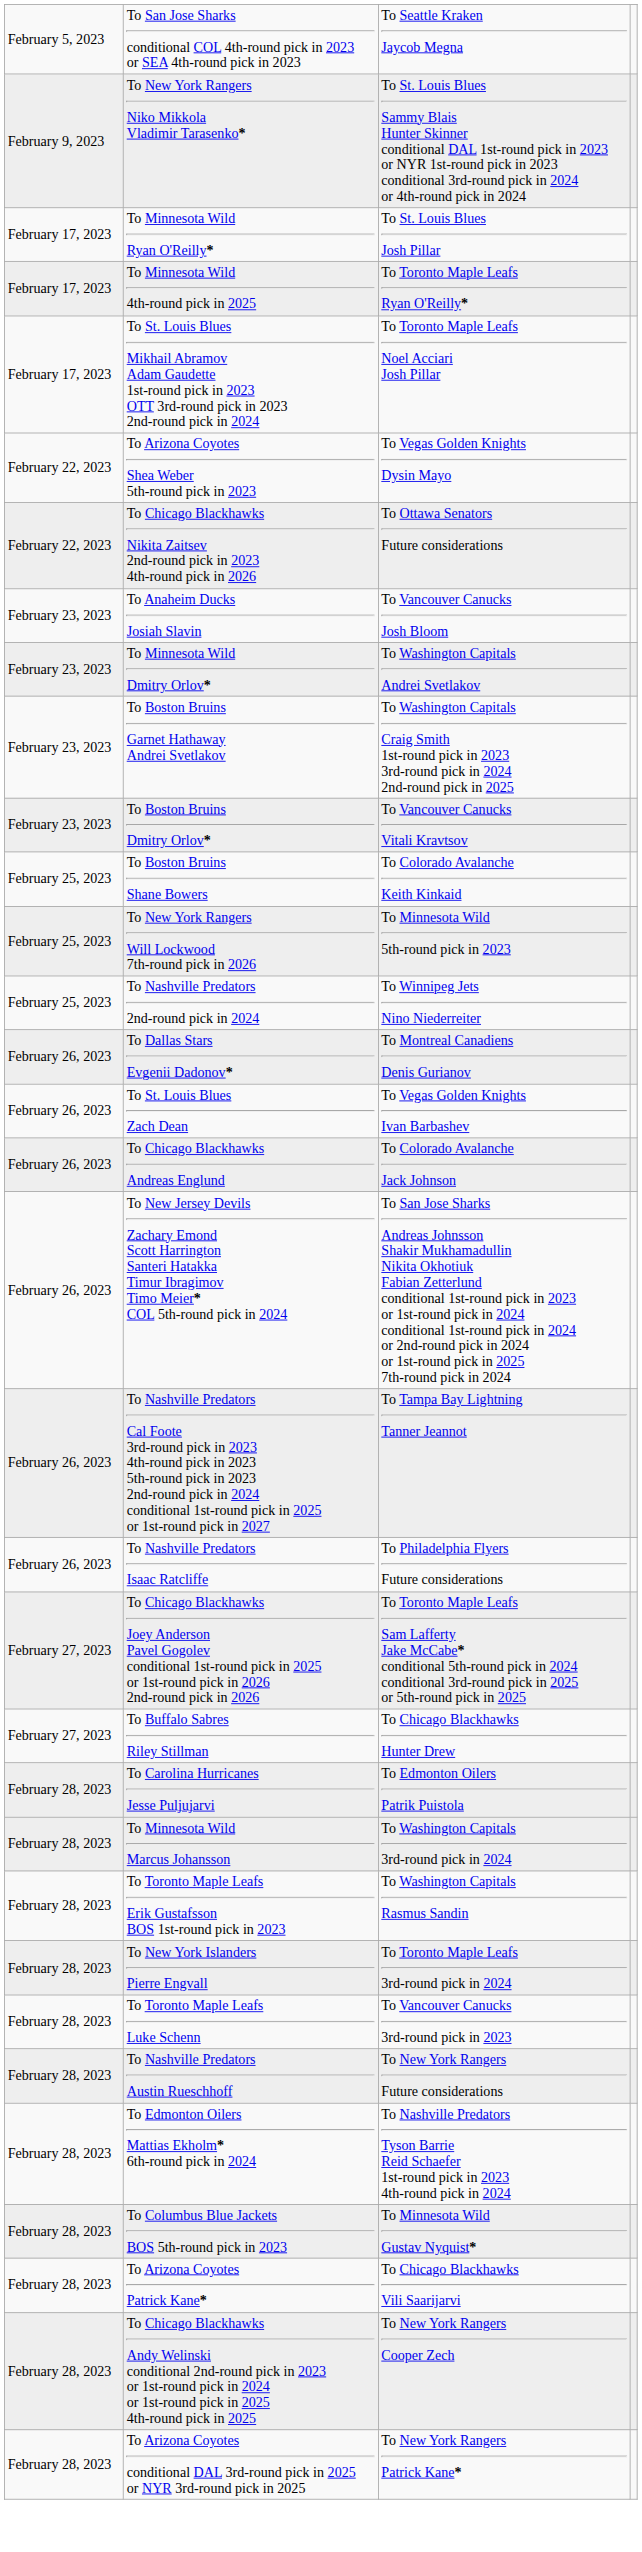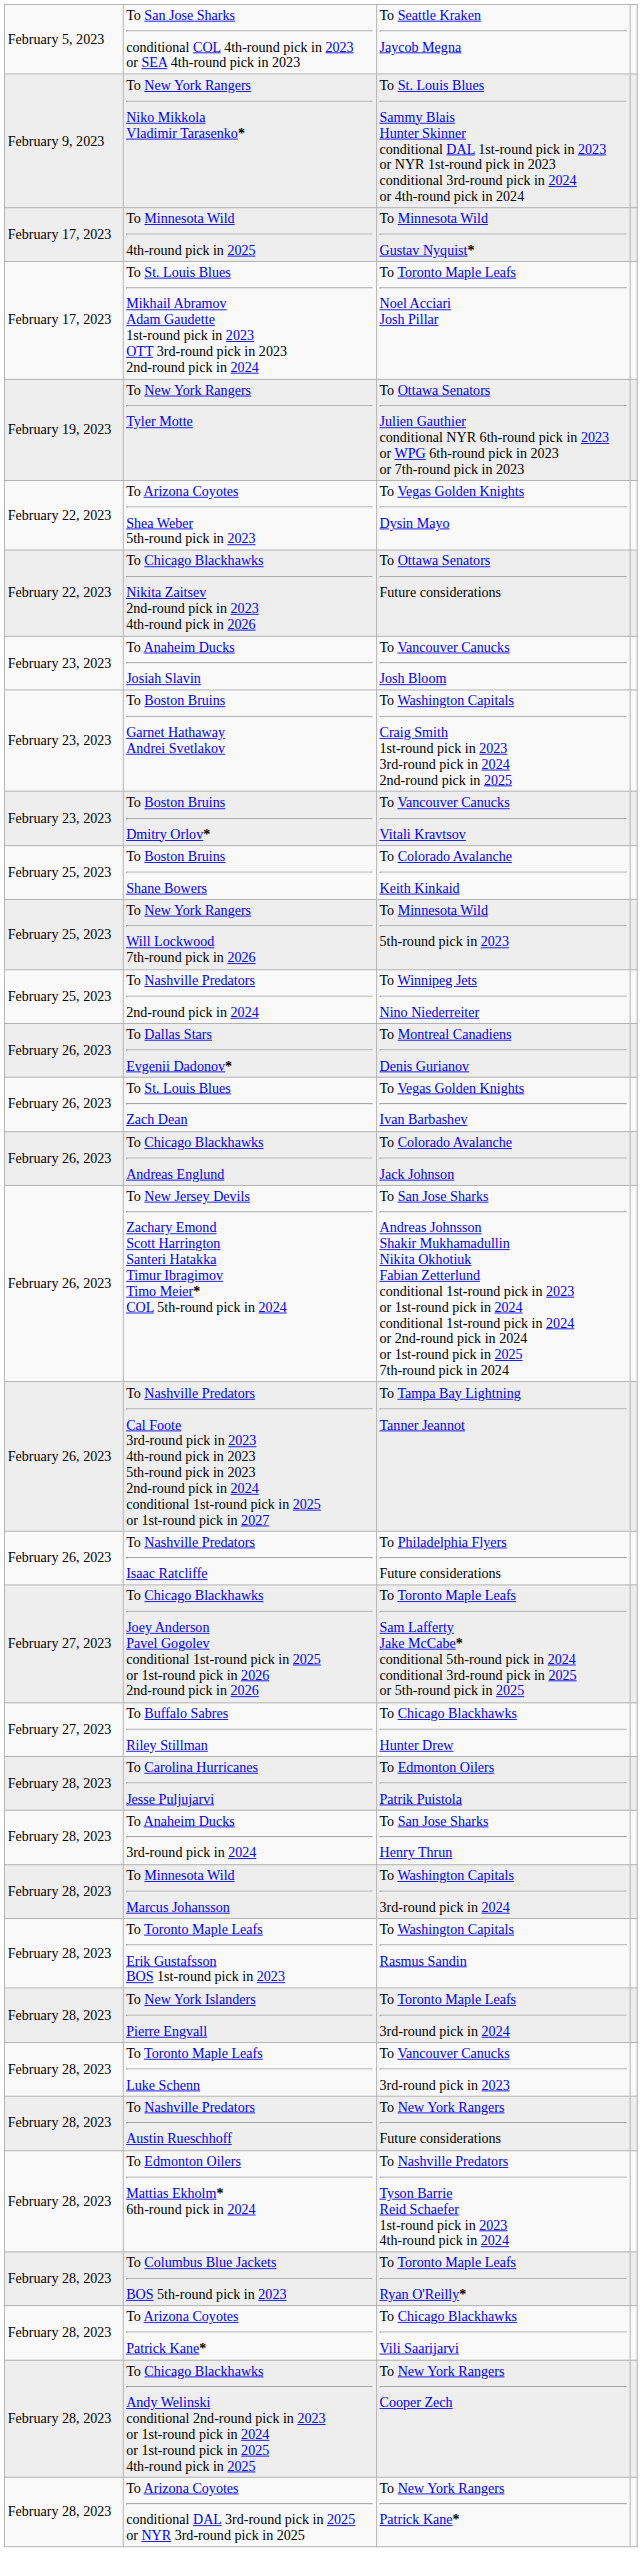- row: (251, 234)
(504, 288) To Toronto Maple Leafs Ryan O'Reilly* -> (503, 234) To Minnesota Wild Gustav Nyquist*
+ row: (250, 405)
- row: (251, 669)
+ row: (250, 1837)
(504, 2231) To Minnesota Wild Gustav Nyquist* -> (503, 2278) To Toronto Maple Leafs Ryan O'Reilly*
